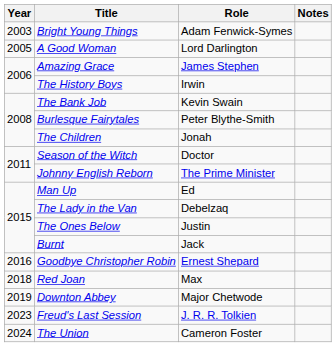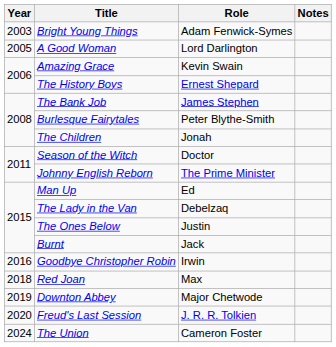(220, 66) James Stephen -> (212, 66) Kevin Swain
(193, 84) Irwin -> (220, 84) Ernest Shepard
(212, 102) Kevin Swain -> (220, 102) James Stephen
(220, 262) Ernest Shepard -> (193, 262) Irwin
(19, 315) 2023 -> (19, 315) 2020
